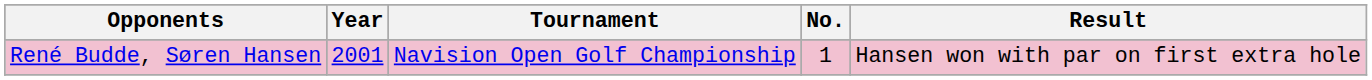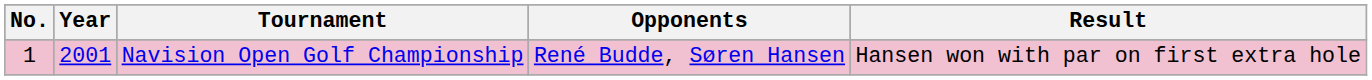columns swapped: (826, 23) <-> (166, 23)
